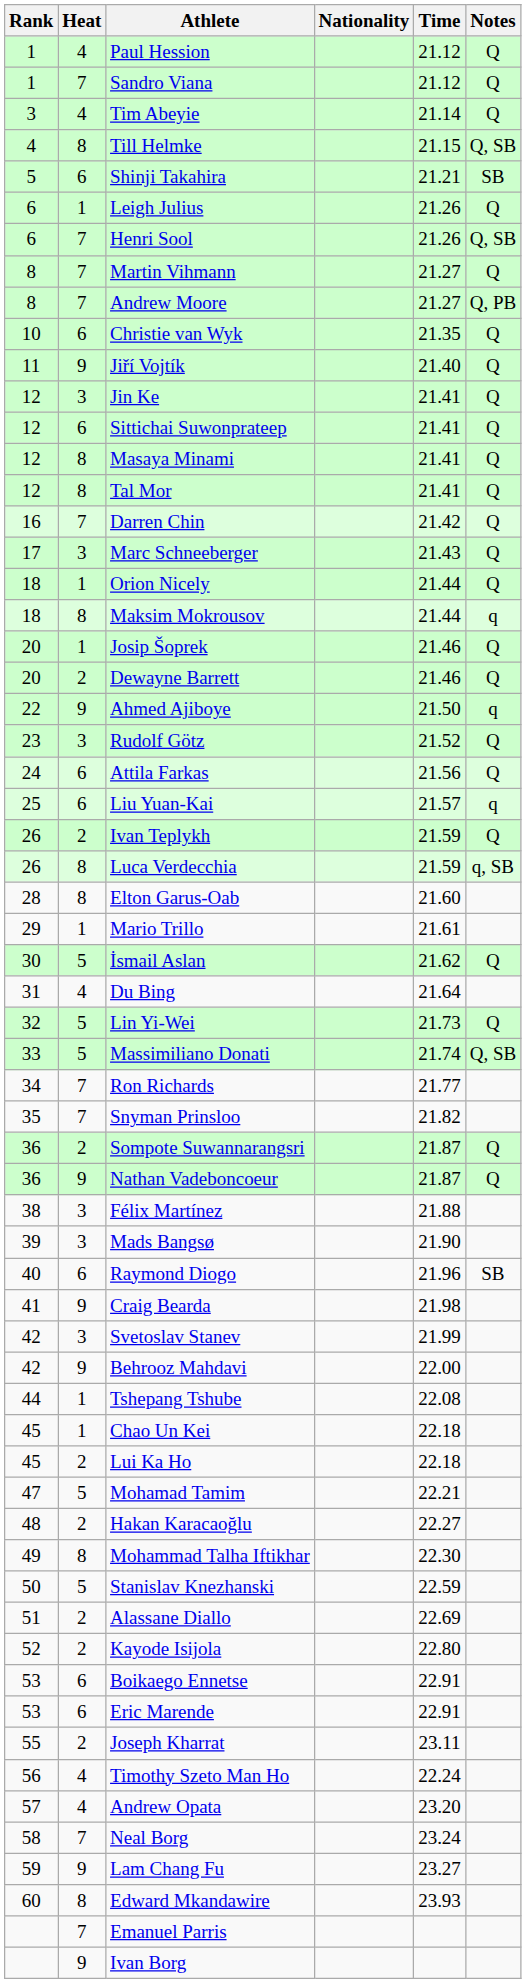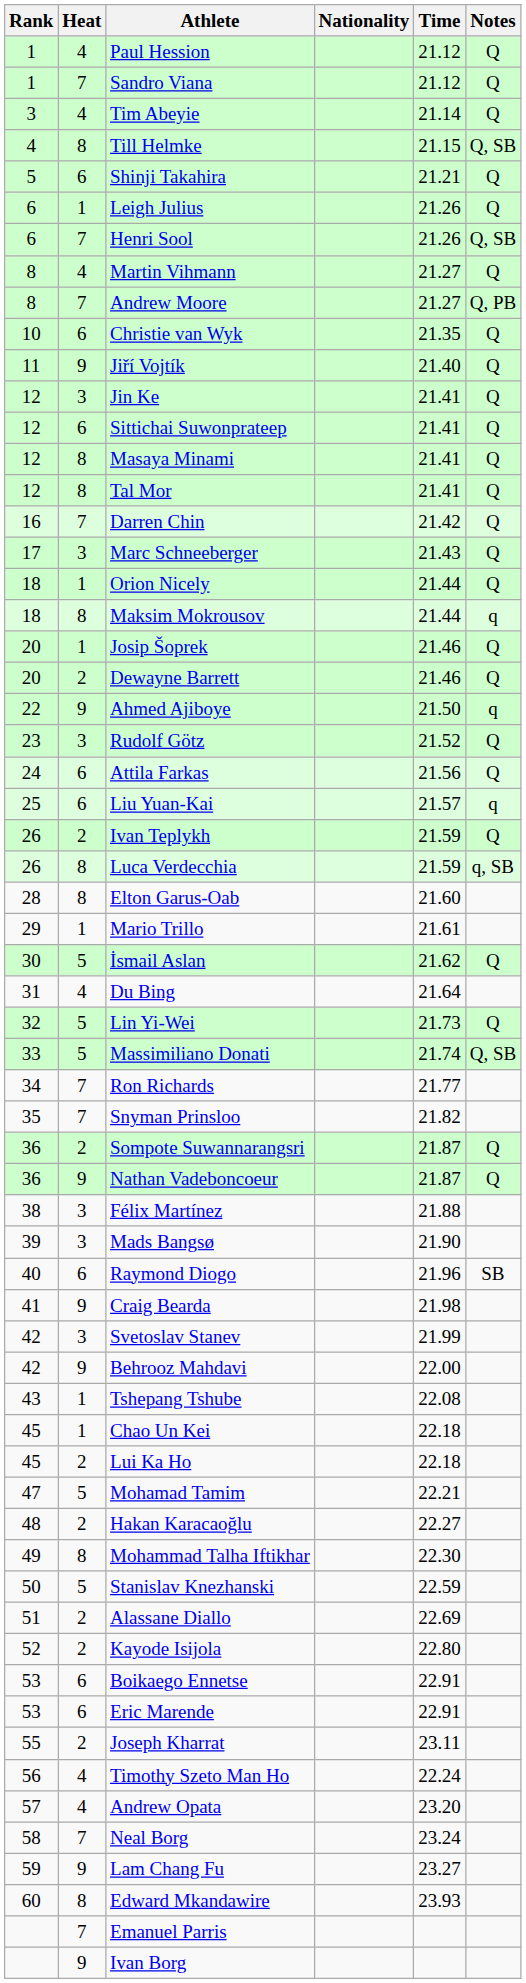(493, 176) SB -> (493, 176) Q
(82, 270) 7 -> (82, 270) 4
(31, 1398) 44 -> (31, 1398) 43
